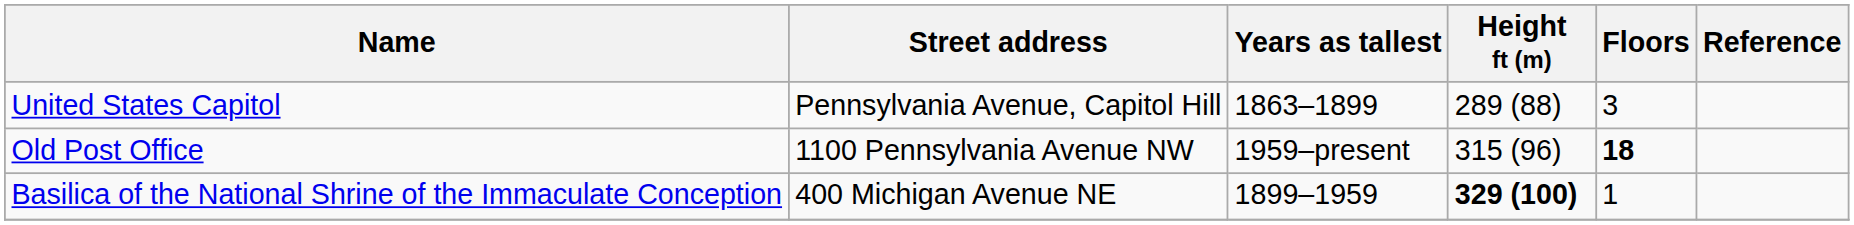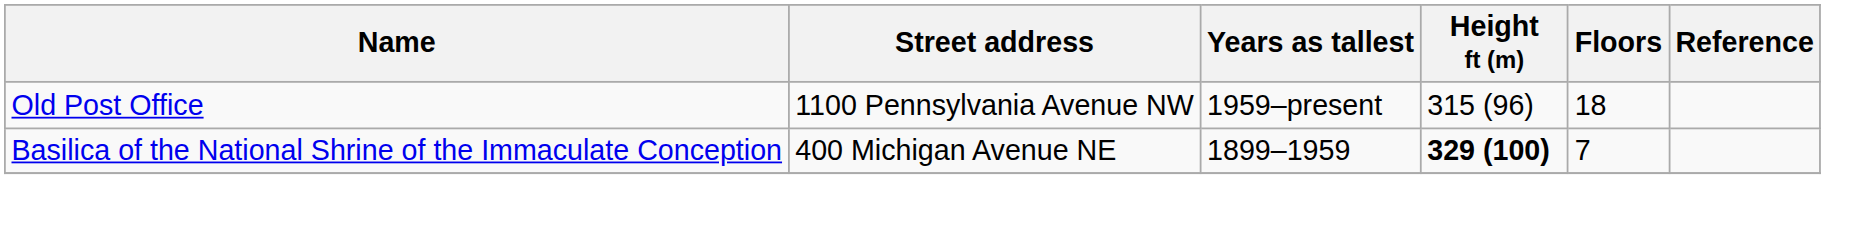- row: (146, 104)
(1618, 150) bold -> (1591, 104) normal
(1610, 195) 1 -> (1583, 150) 7
